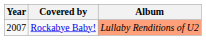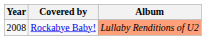(16, 27) 2007 -> (16, 27) 2008
